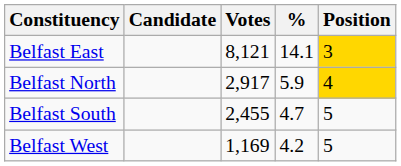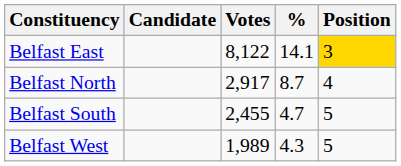(247, 51) 8,121 -> (247, 51) 8,122
(292, 82) 5.9 -> (292, 82) 8.7
(328, 82) gold background -> (328, 82) no background
(247, 144) 1,169 -> (247, 144) 1,989
(292, 144) 4.2 -> (292, 144) 4.3
